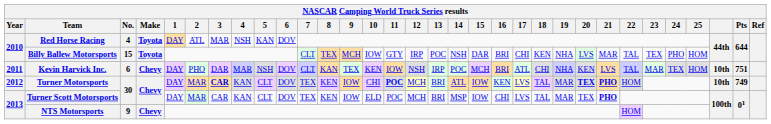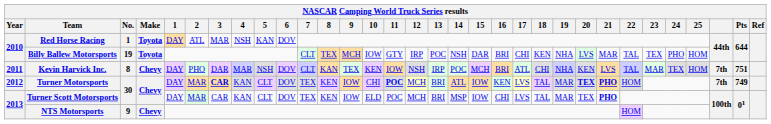(128, 40) 4 -> (128, 40) 1
(128, 54) 15 -> (128, 54) 19
(128, 69) 6 -> (128, 69) 8
(721, 69) 10th -> (721, 69) 7th
(721, 83) 10th -> (721, 83) 7th
